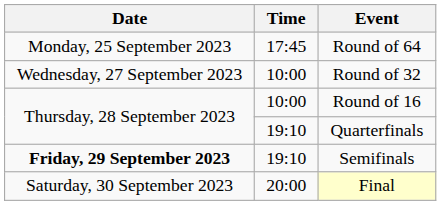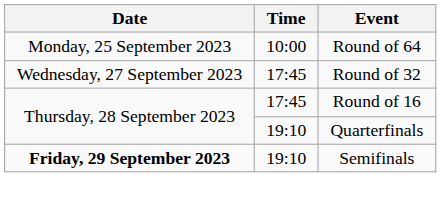(286, 46) 17:45 -> (286, 46) 10:00
(286, 74) 10:00 -> (286, 74) 17:45
(286, 102) 10:00 -> (286, 102) 17:45
- row: (377, 185)
